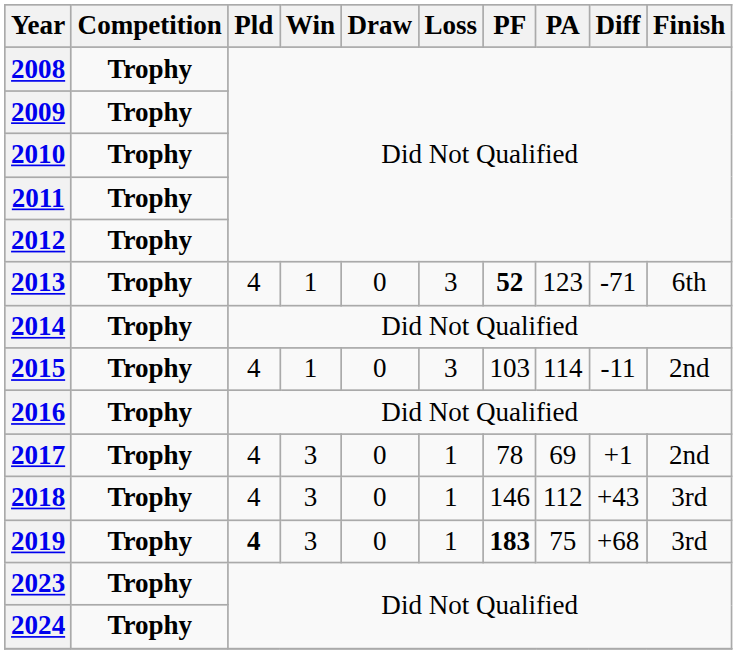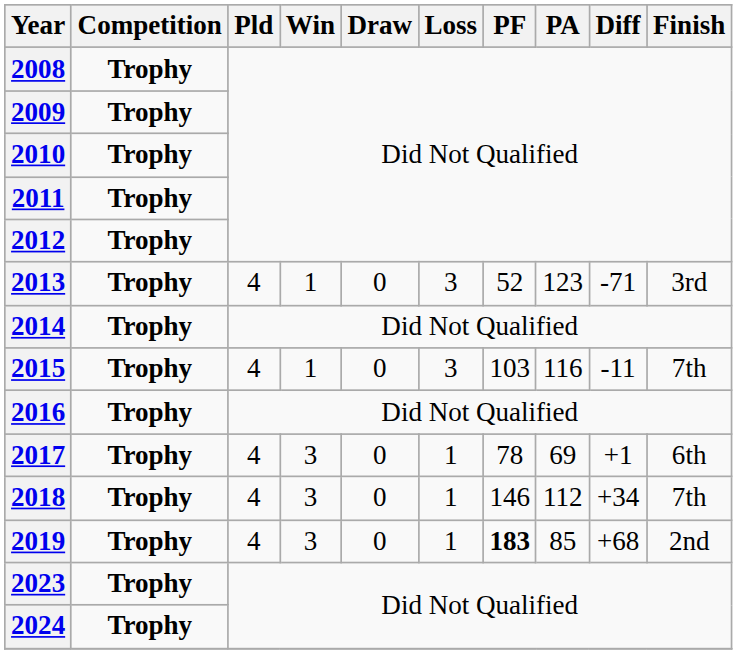(510, 283) bold -> (510, 283) normal
(689, 283) 6th -> (689, 283) 3rd
(563, 369) 114 -> (563, 369) 116
(689, 369) 2nd -> (689, 369) 7th
(689, 454) 2nd -> (689, 454) 6th
(618, 497) +43 -> (618, 497) +34
(689, 497) 3rd -> (689, 497) 7th
(254, 540) bold -> (254, 540) normal
(563, 540) 75 -> (563, 540) 85
(689, 540) 3rd -> (689, 540) 2nd
